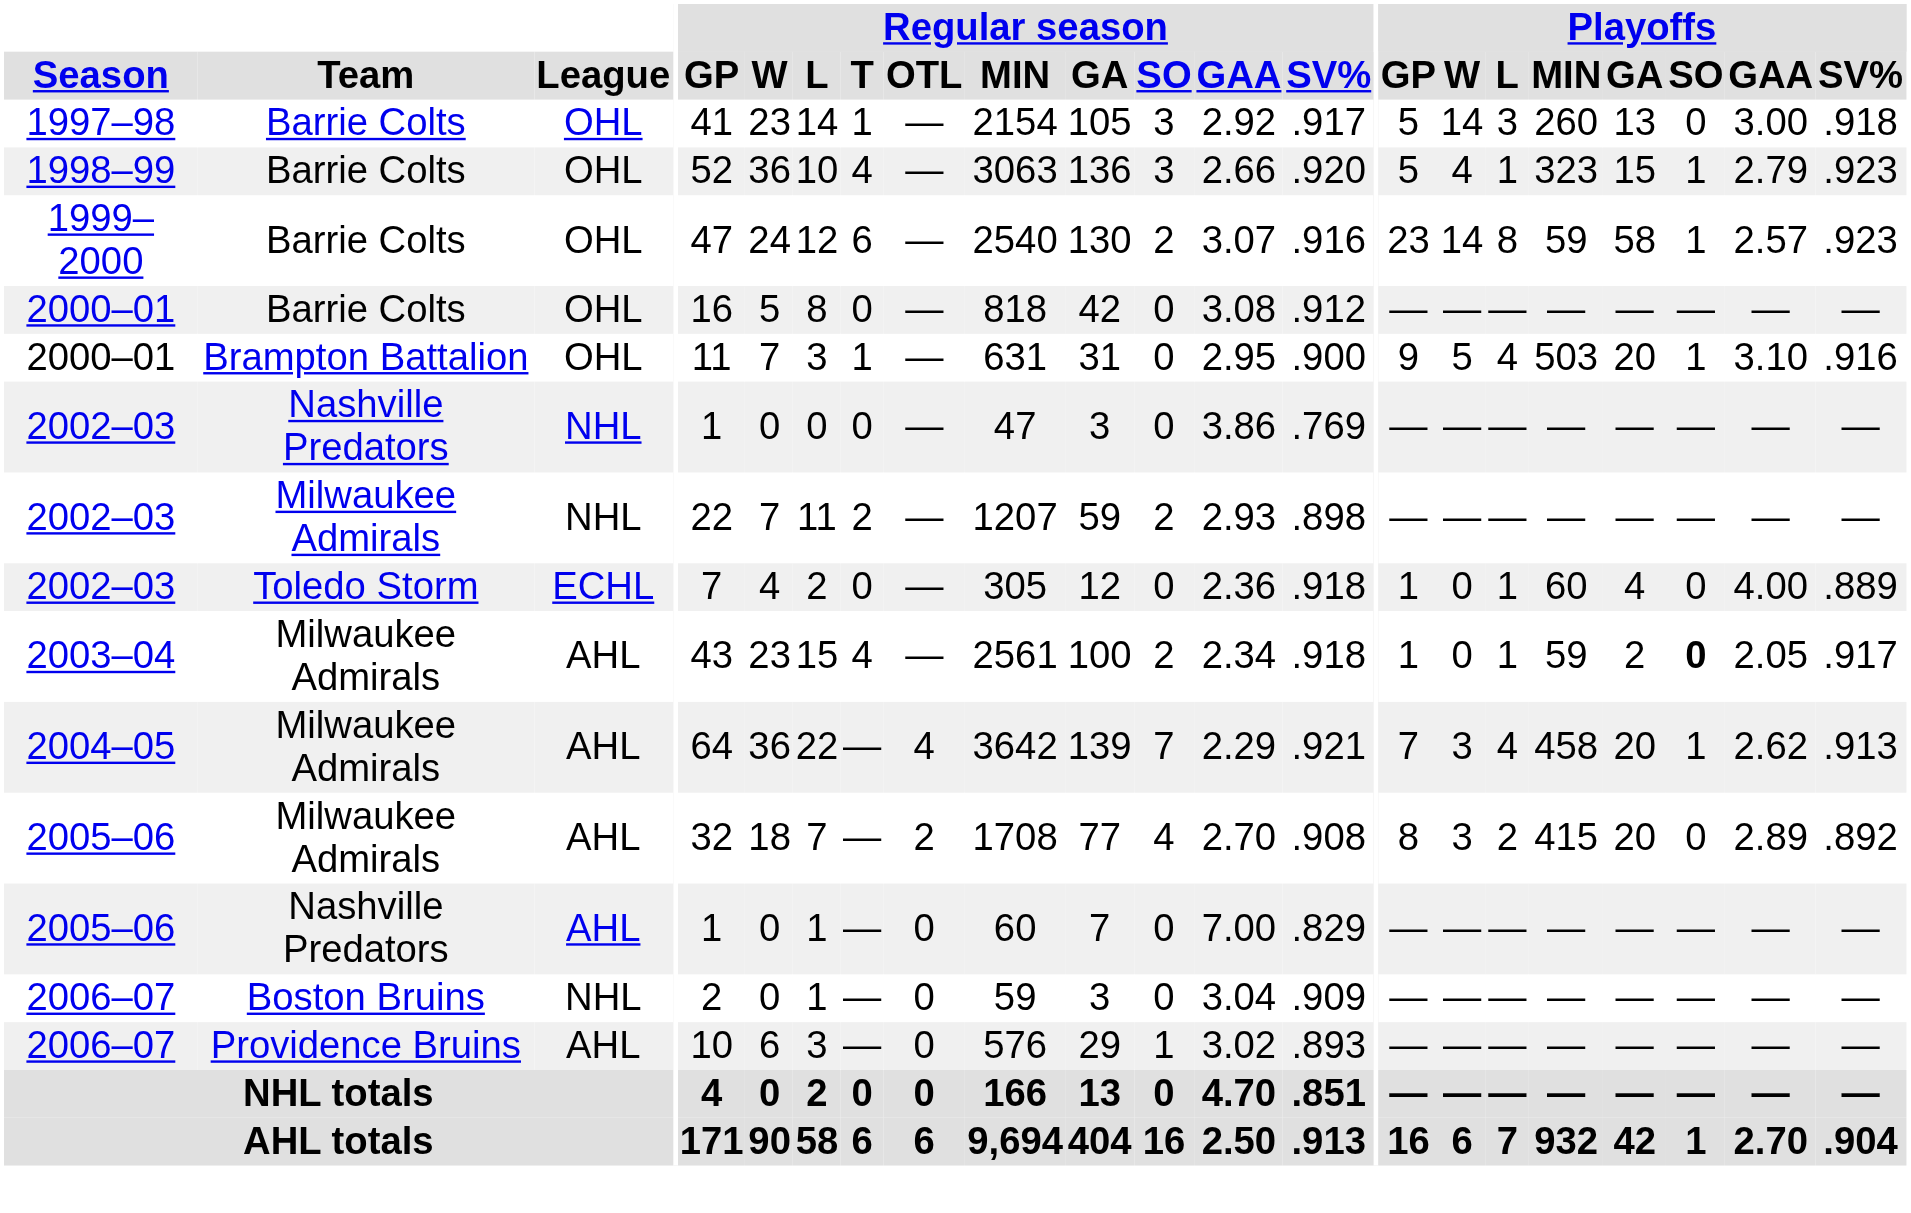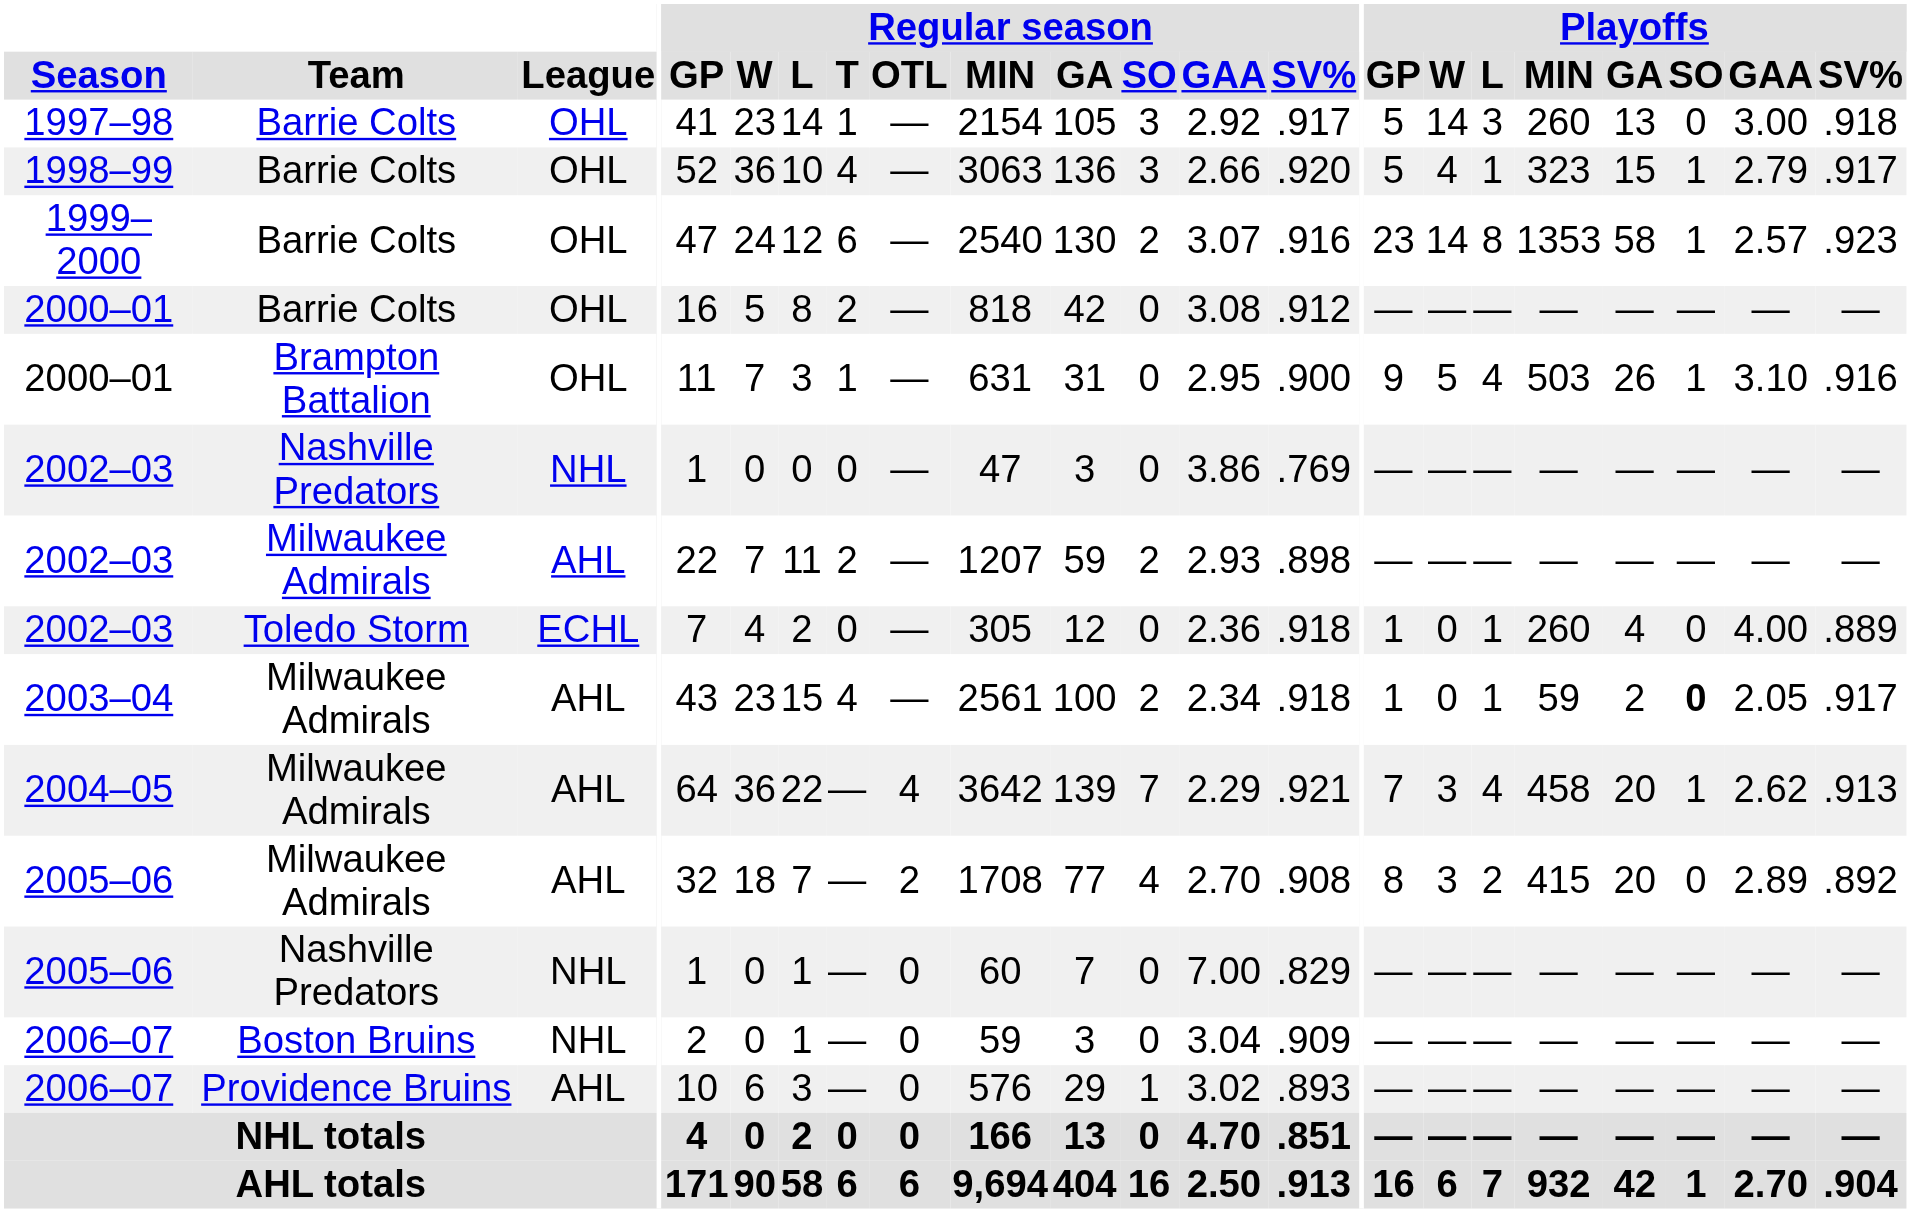(1861, 170) .923 -> (1861, 170) .917
(1566, 239) 59 -> (1559, 239) 1353
(862, 309) 0 -> (847, 309) 2
(1635, 357) 20 -> (1635, 378) 26
(603, 517) NHL -> (588, 560) AHL
(1566, 586) 60 -> (1559, 629) 260
(603, 928) AHL -> (588, 971) NHL
